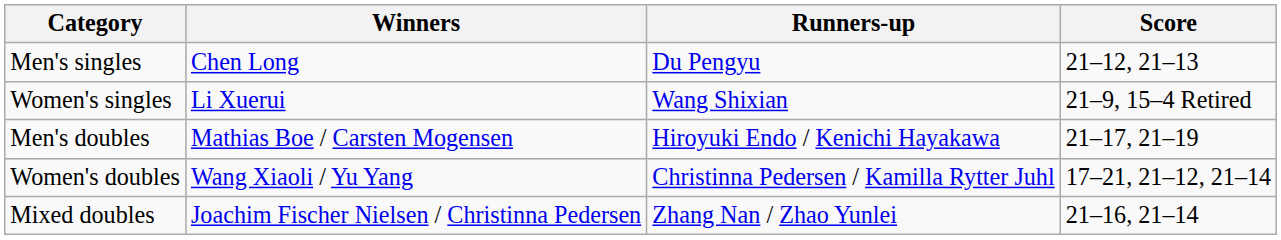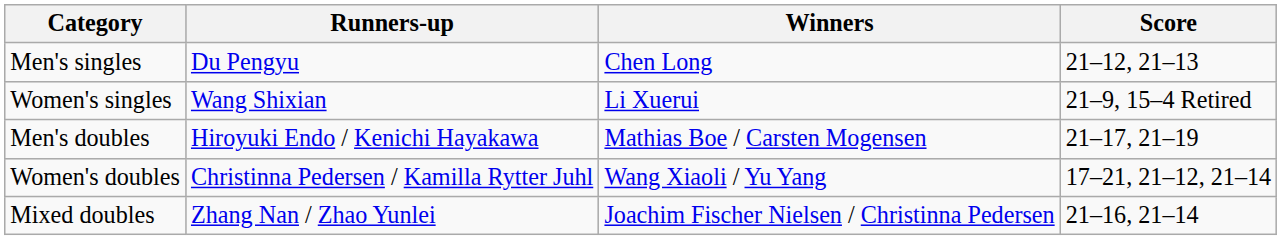columns swapped: (416, 23) <-> (853, 23)
